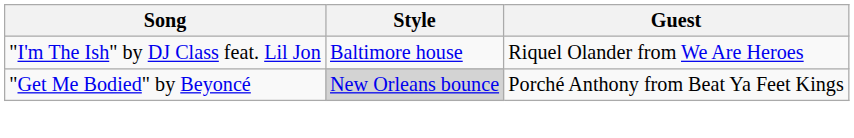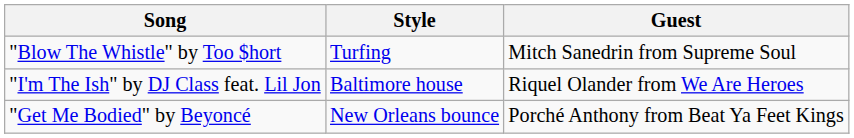+ row: (145, 52)
(415, 84) lightgrey background -> (415, 116) no background
